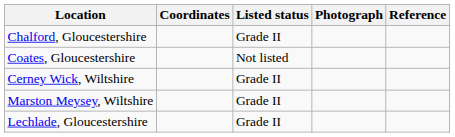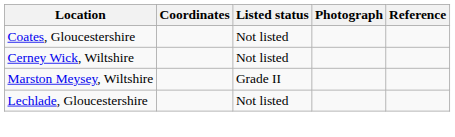- row: (77, 36)
(258, 79) Grade II -> (262, 57) Not listed
(258, 121) Grade II -> (262, 100) Not listed
